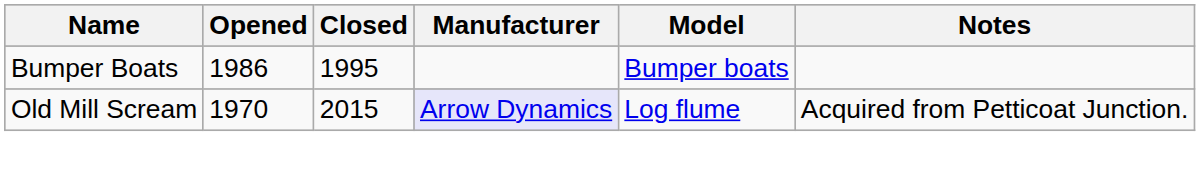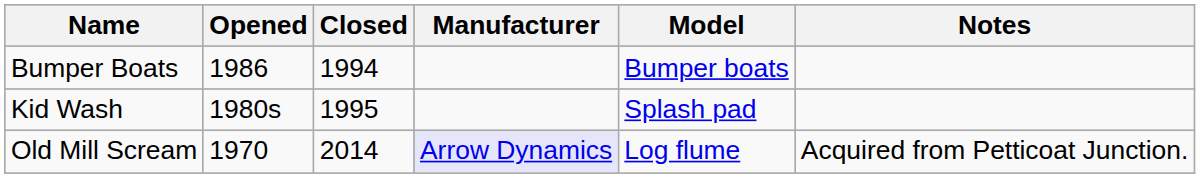(349, 67) 1995 -> (349, 67) 1994
+ row: (67, 109)
(349, 109) 2015 -> (349, 151) 2014
